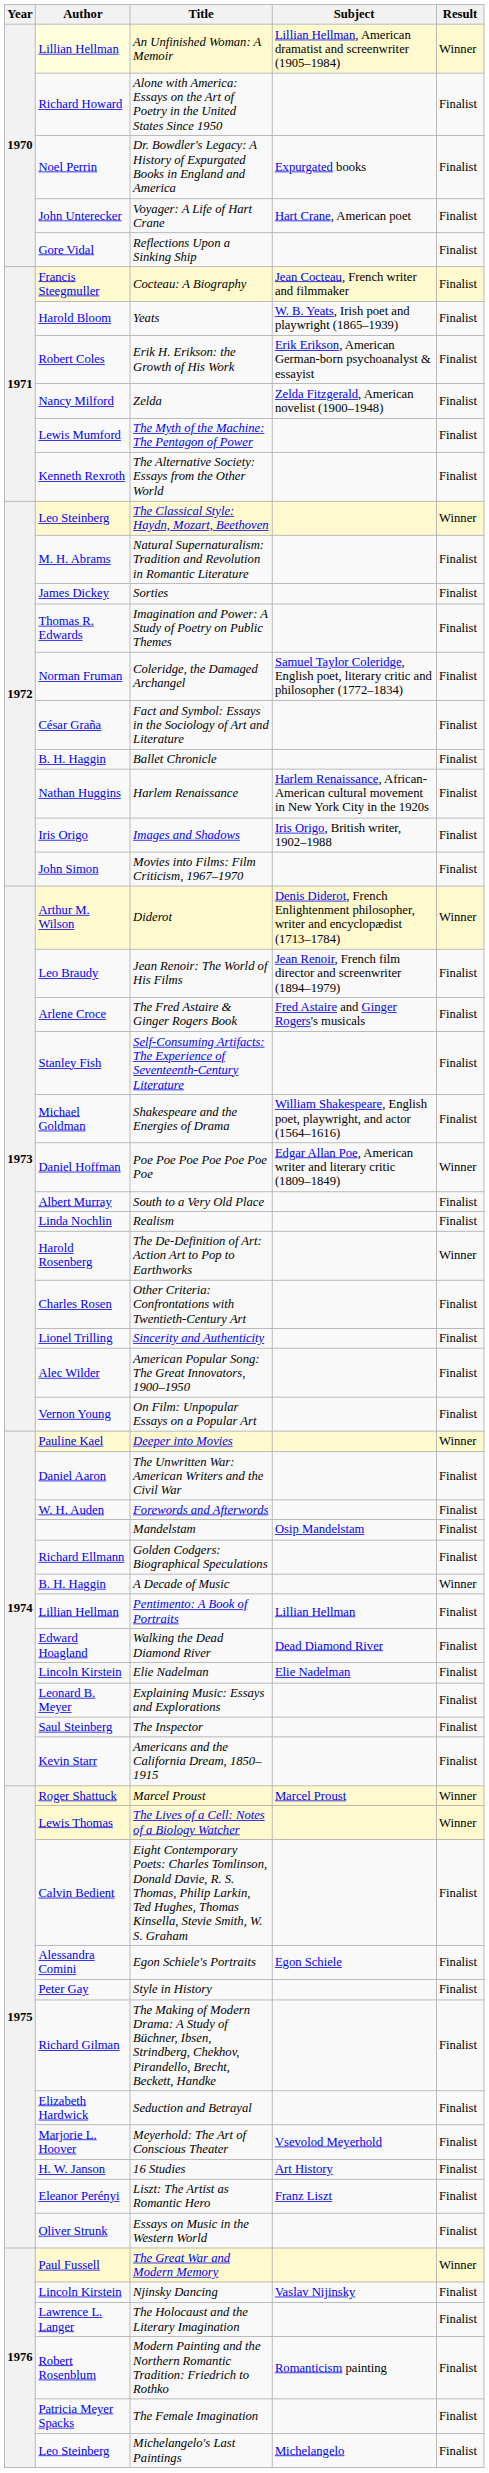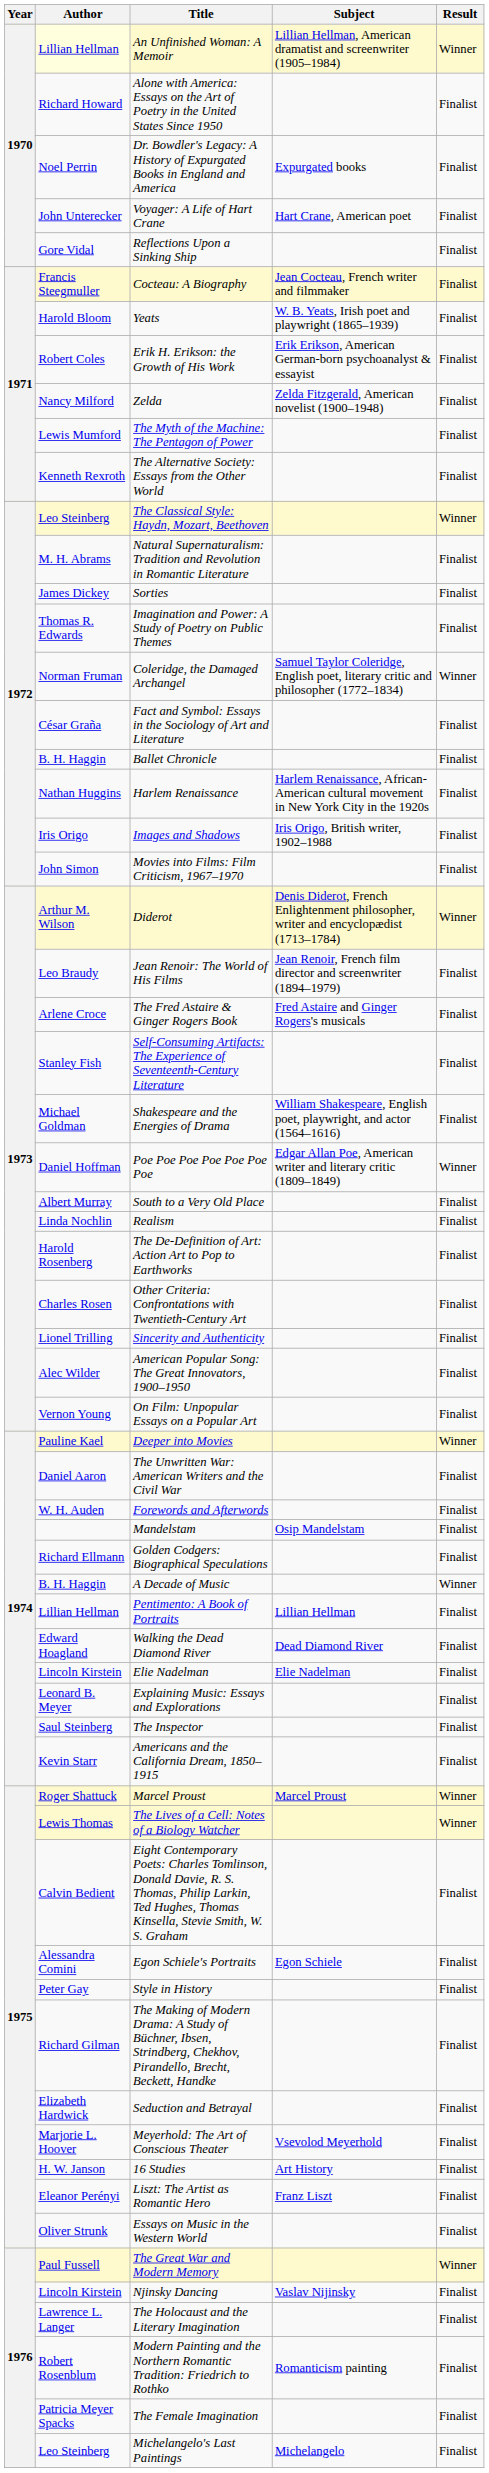(458, 676) Finalist -> (458, 676) Winner
(458, 1255) Winner -> (458, 1255) Finalist
